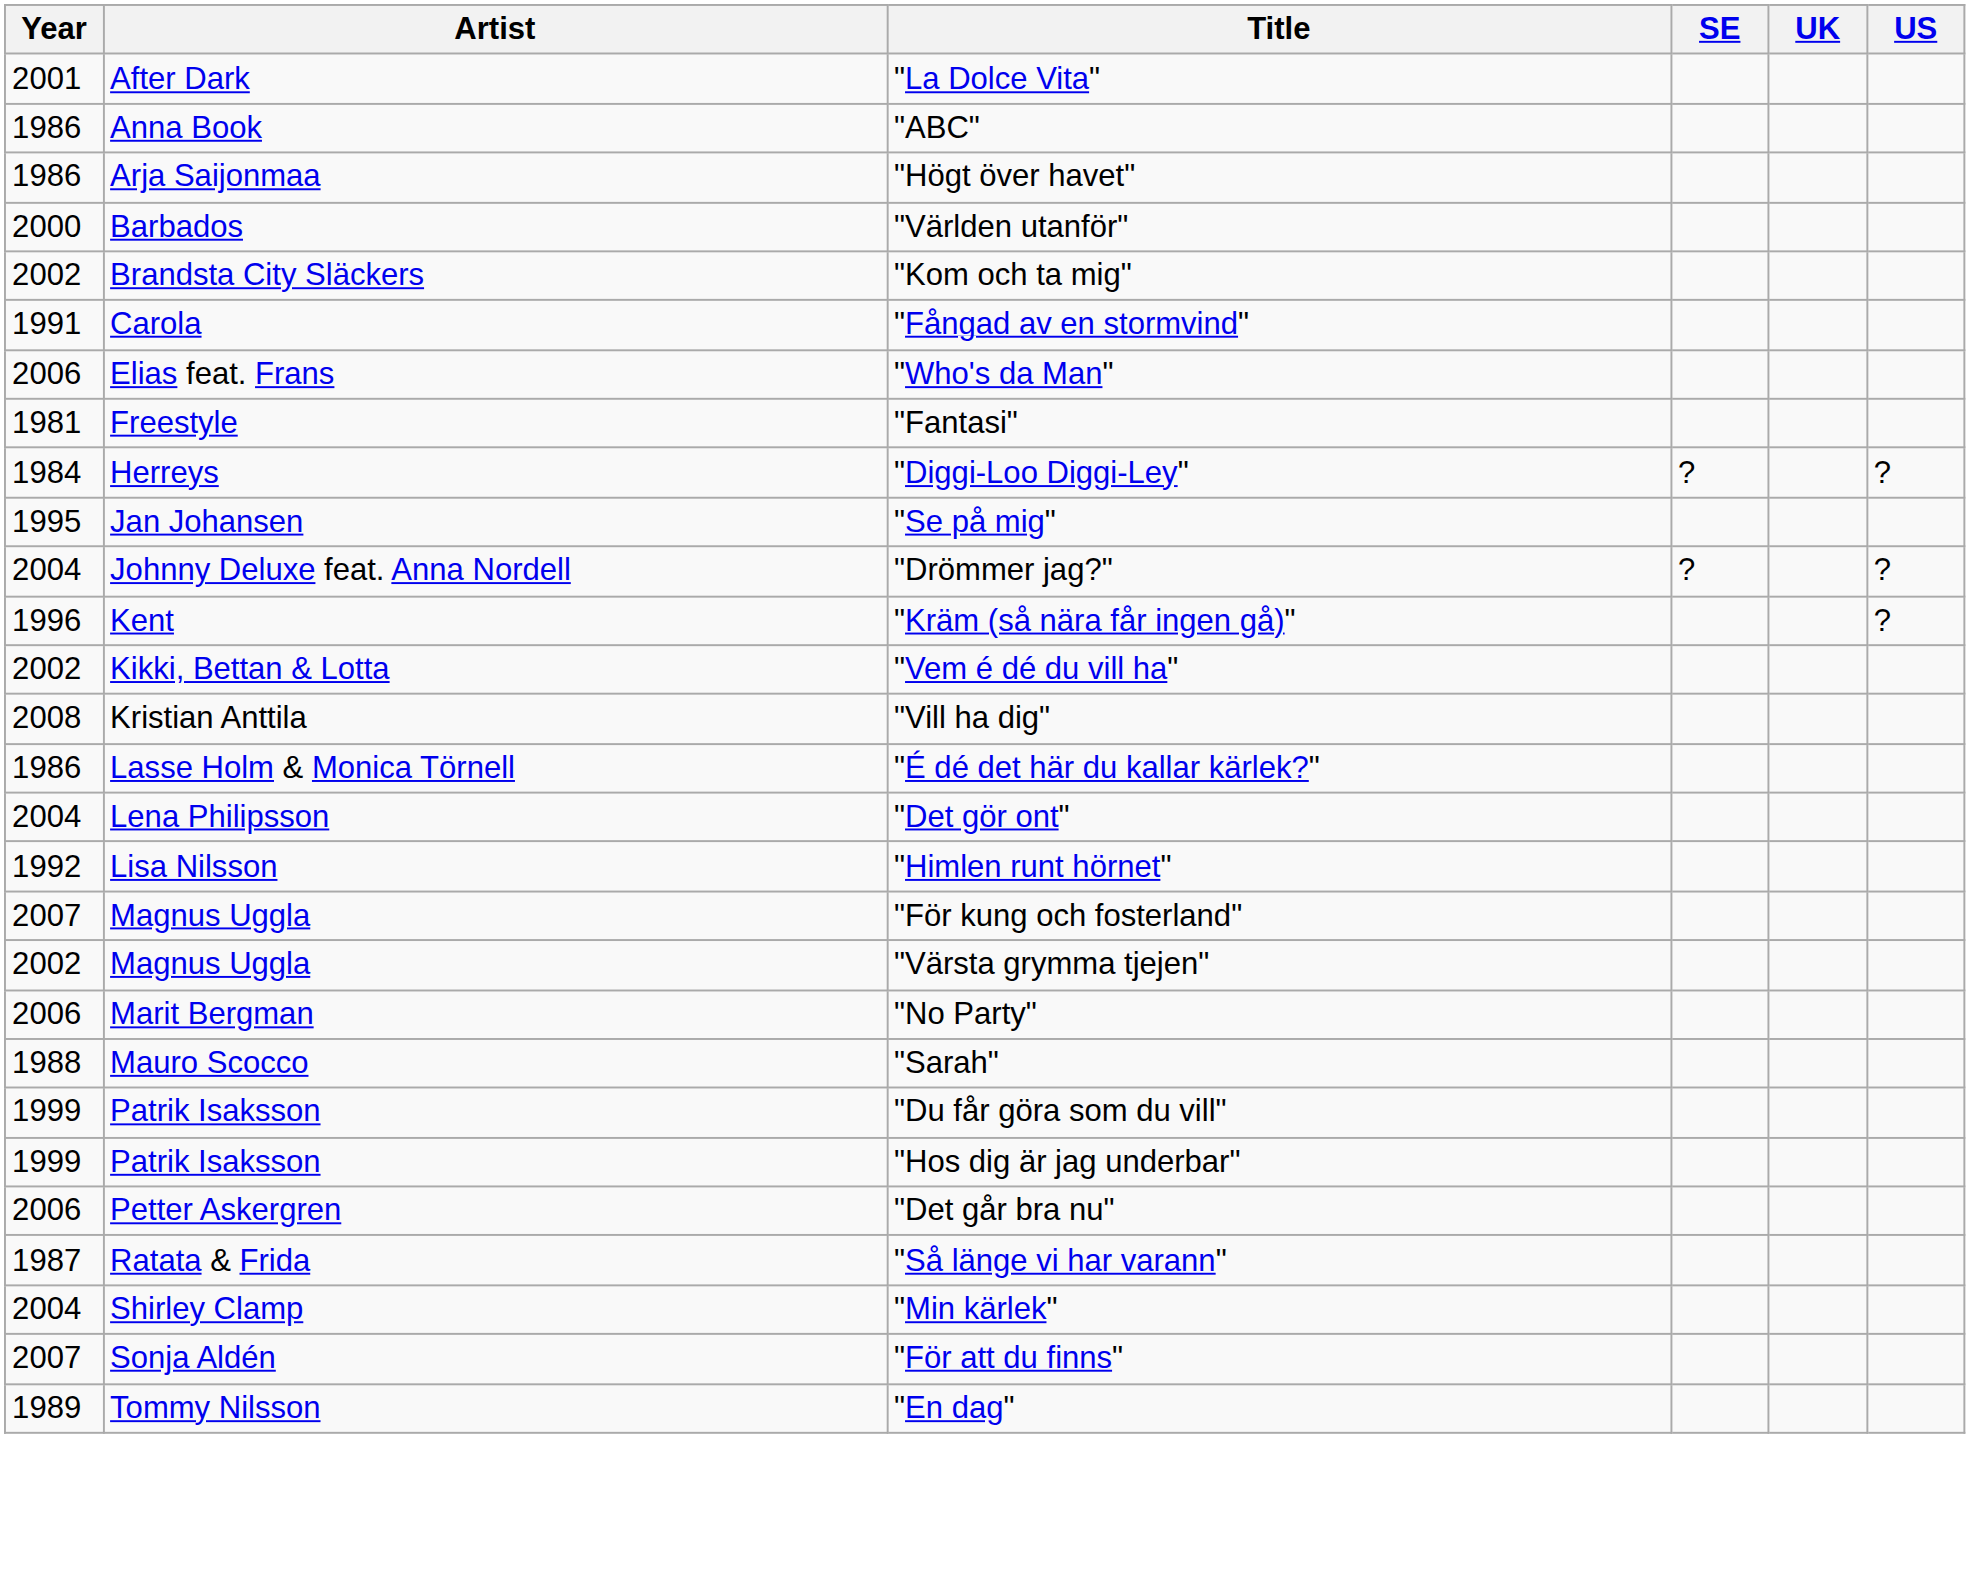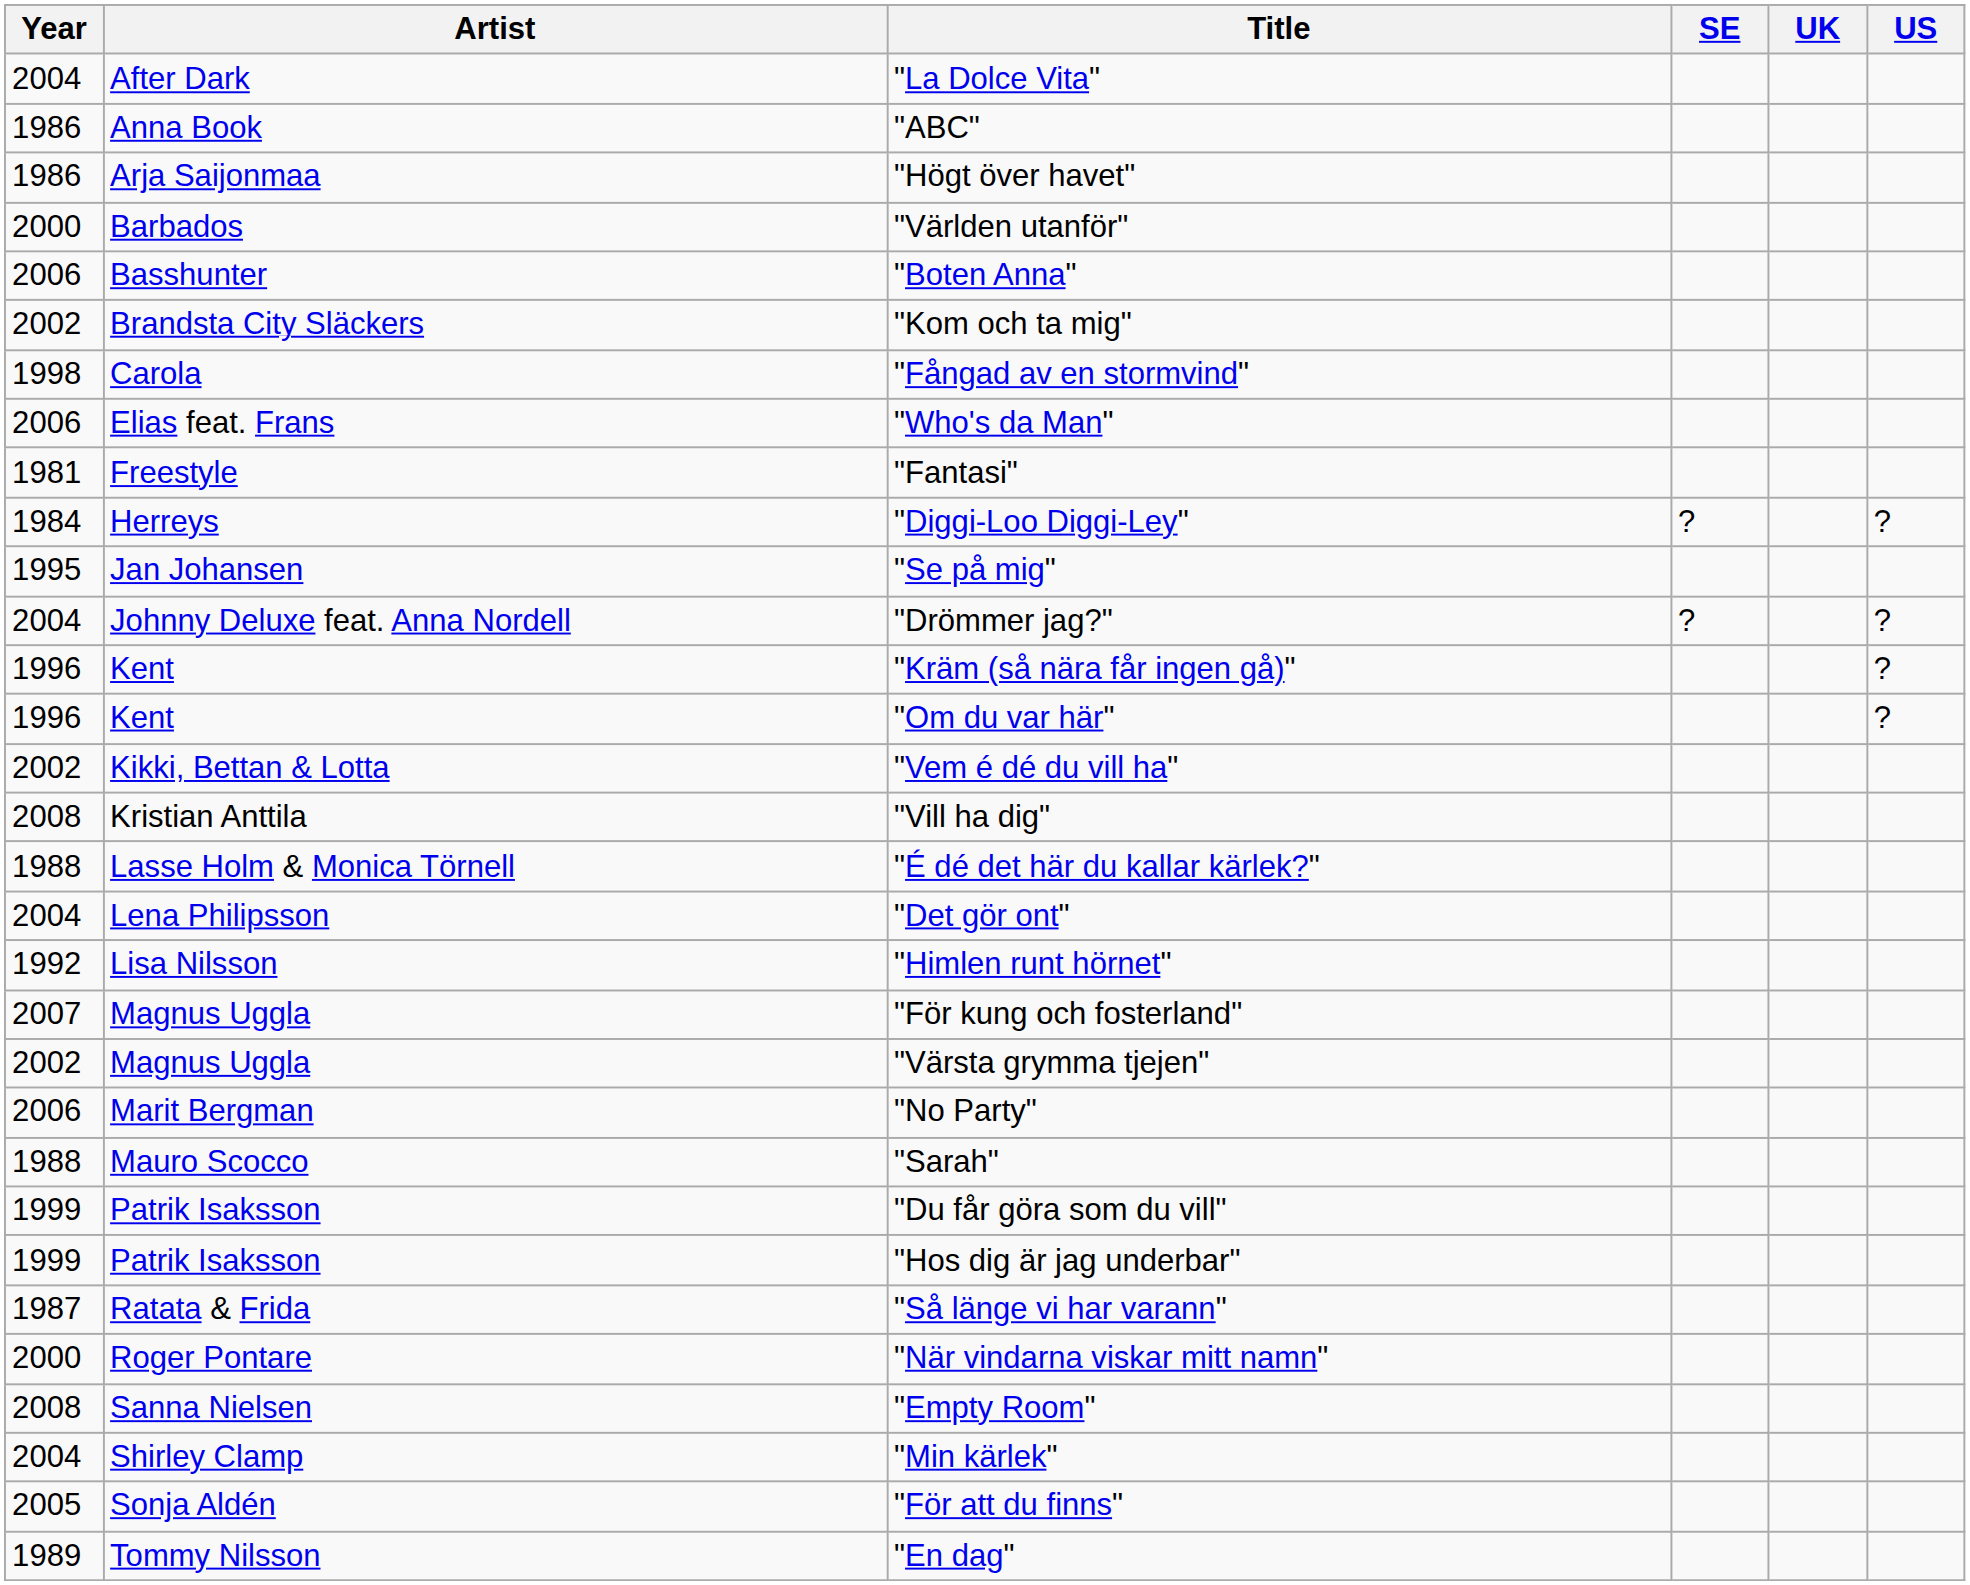(47, 78) 2001 -> (47, 78) 2004
+ row: (985, 275)
(47, 324) 1991 -> (47, 373) 1998
+ row: (1004, 718)
(47, 767) 1986 -> (47, 865) 1988
- row: (1004, 1210)
+ row: (1111, 1358)
+ row: (995, 1407)
(47, 1358) 2007 -> (47, 1505) 2005
